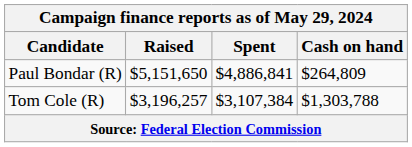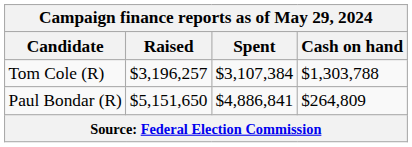rows swapped: (65, 73) <-> (56, 100)
